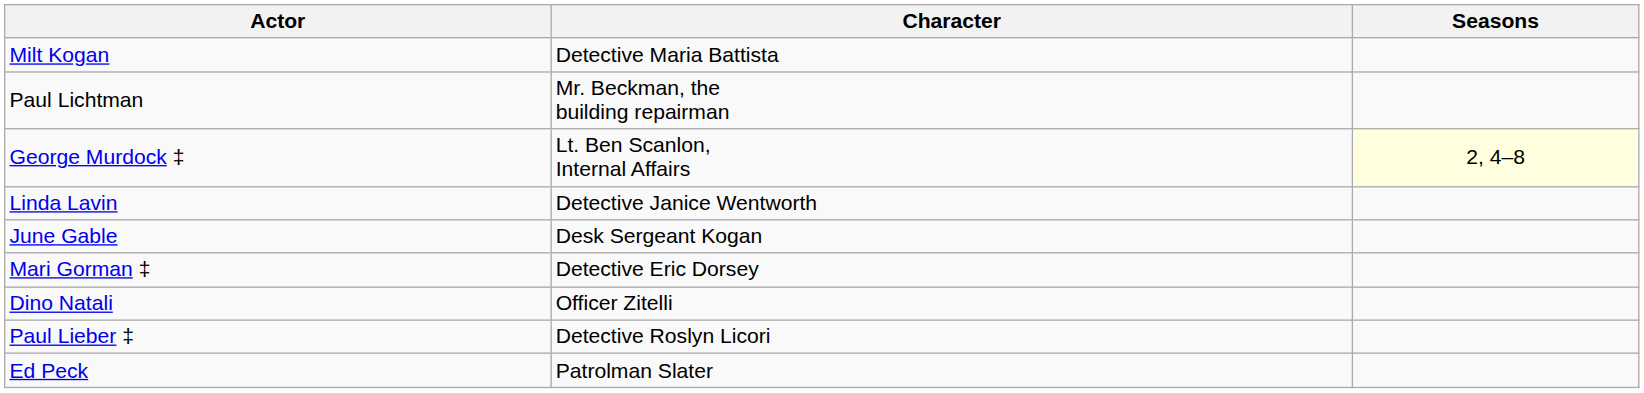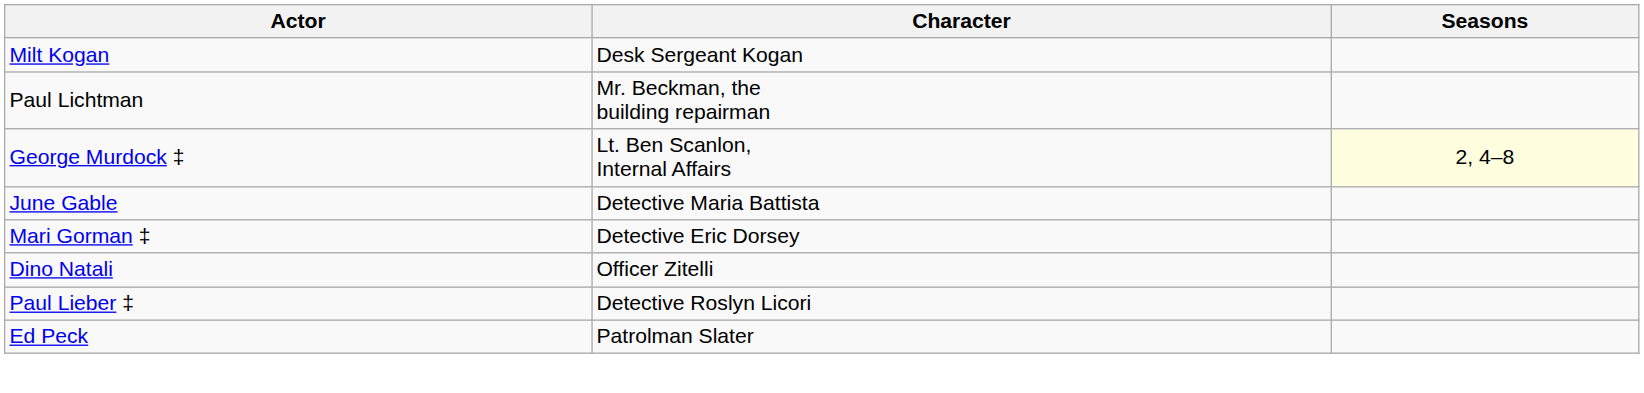(667, 54) Detective Maria Battista -> (700, 54) Desk Sergeant Kogan
- row: (64, 202)
(659, 236) Desk Sergeant Kogan -> (708, 202) Detective Maria Battista
